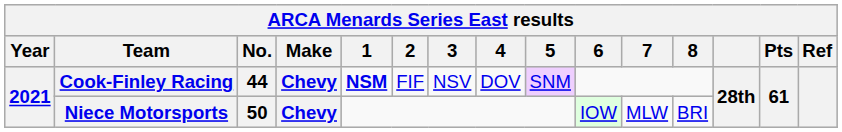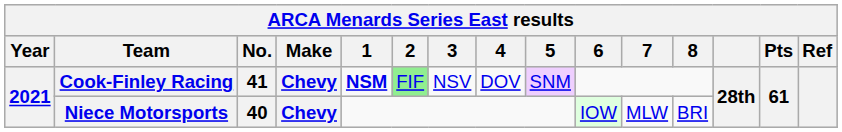(257, 81) 44 -> (257, 81) 41
(410, 81) no background -> (410, 81) lightgreen background
(257, 112) 50 -> (257, 112) 40
